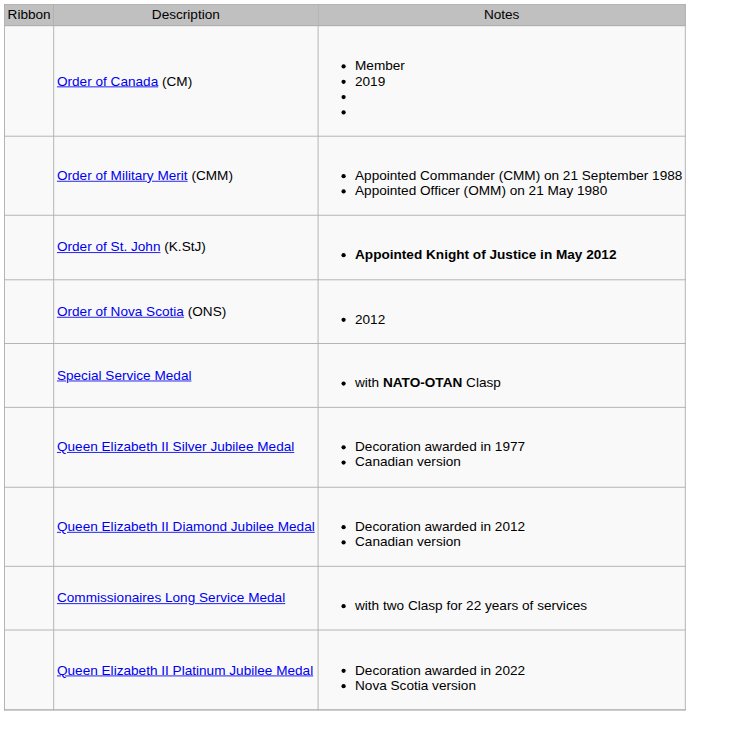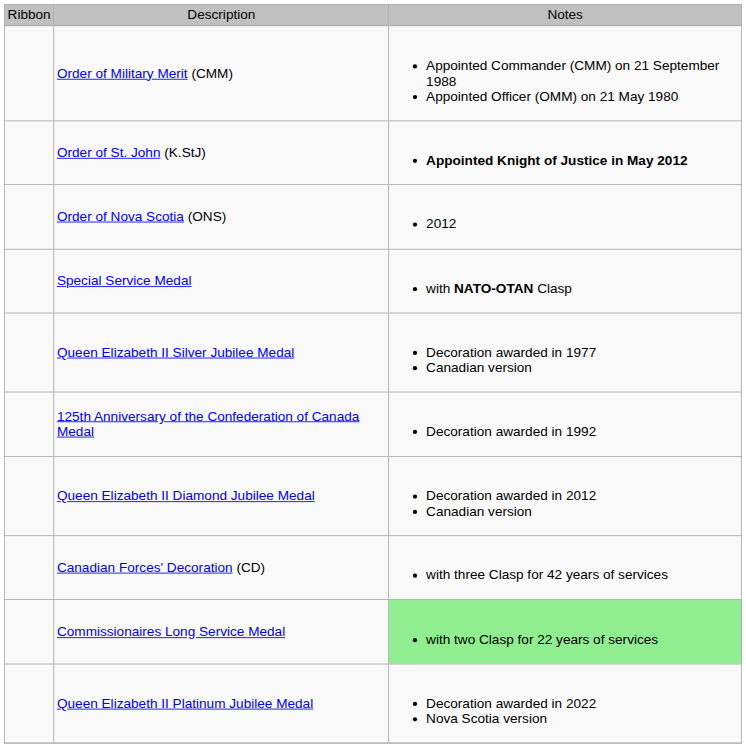- row: (125, 81)
+ row: (208, 424)
+ row: (161, 567)
(502, 606) no background -> (565, 639) lightgreen background
